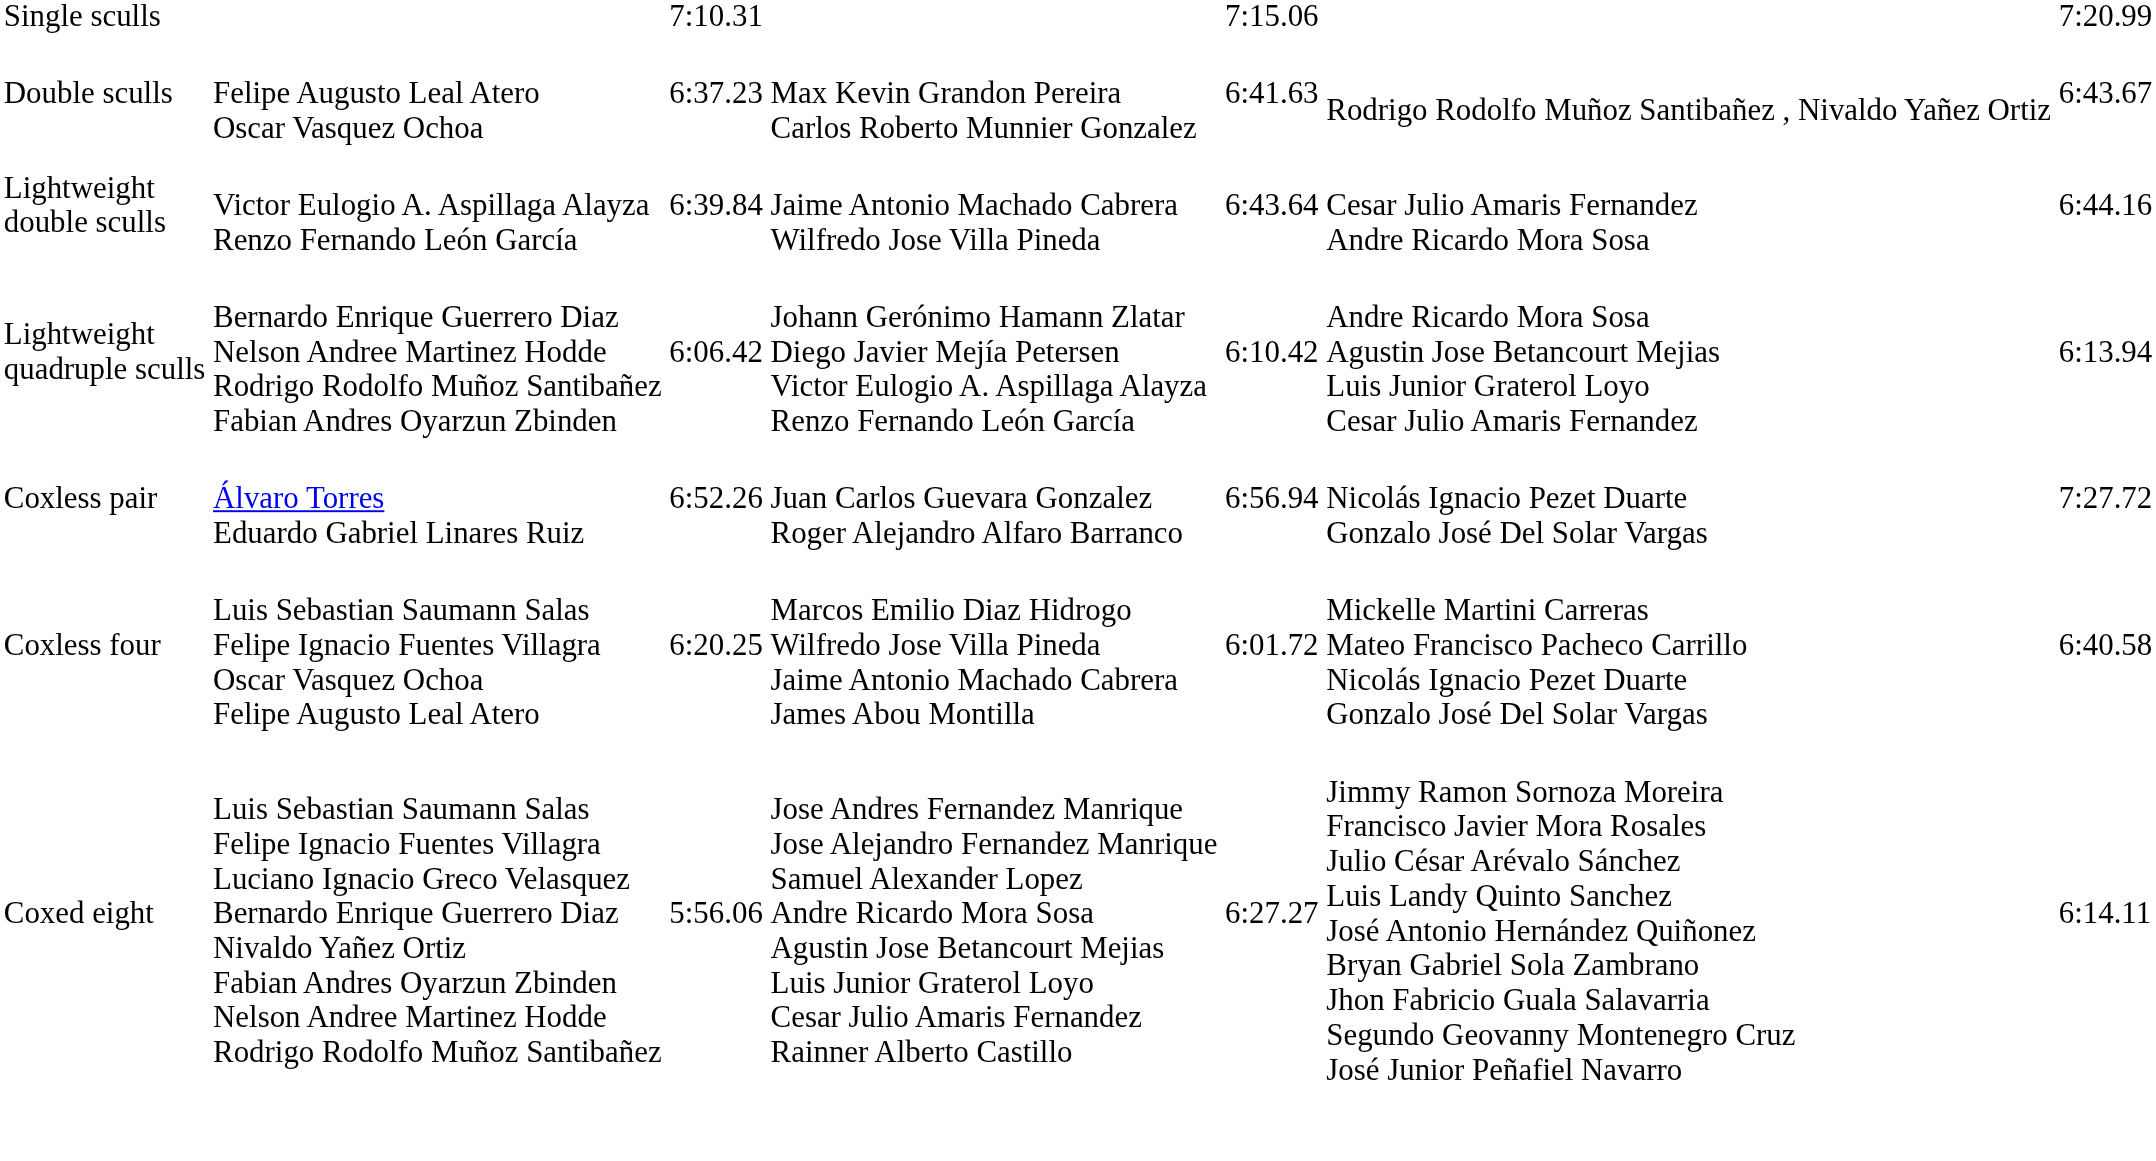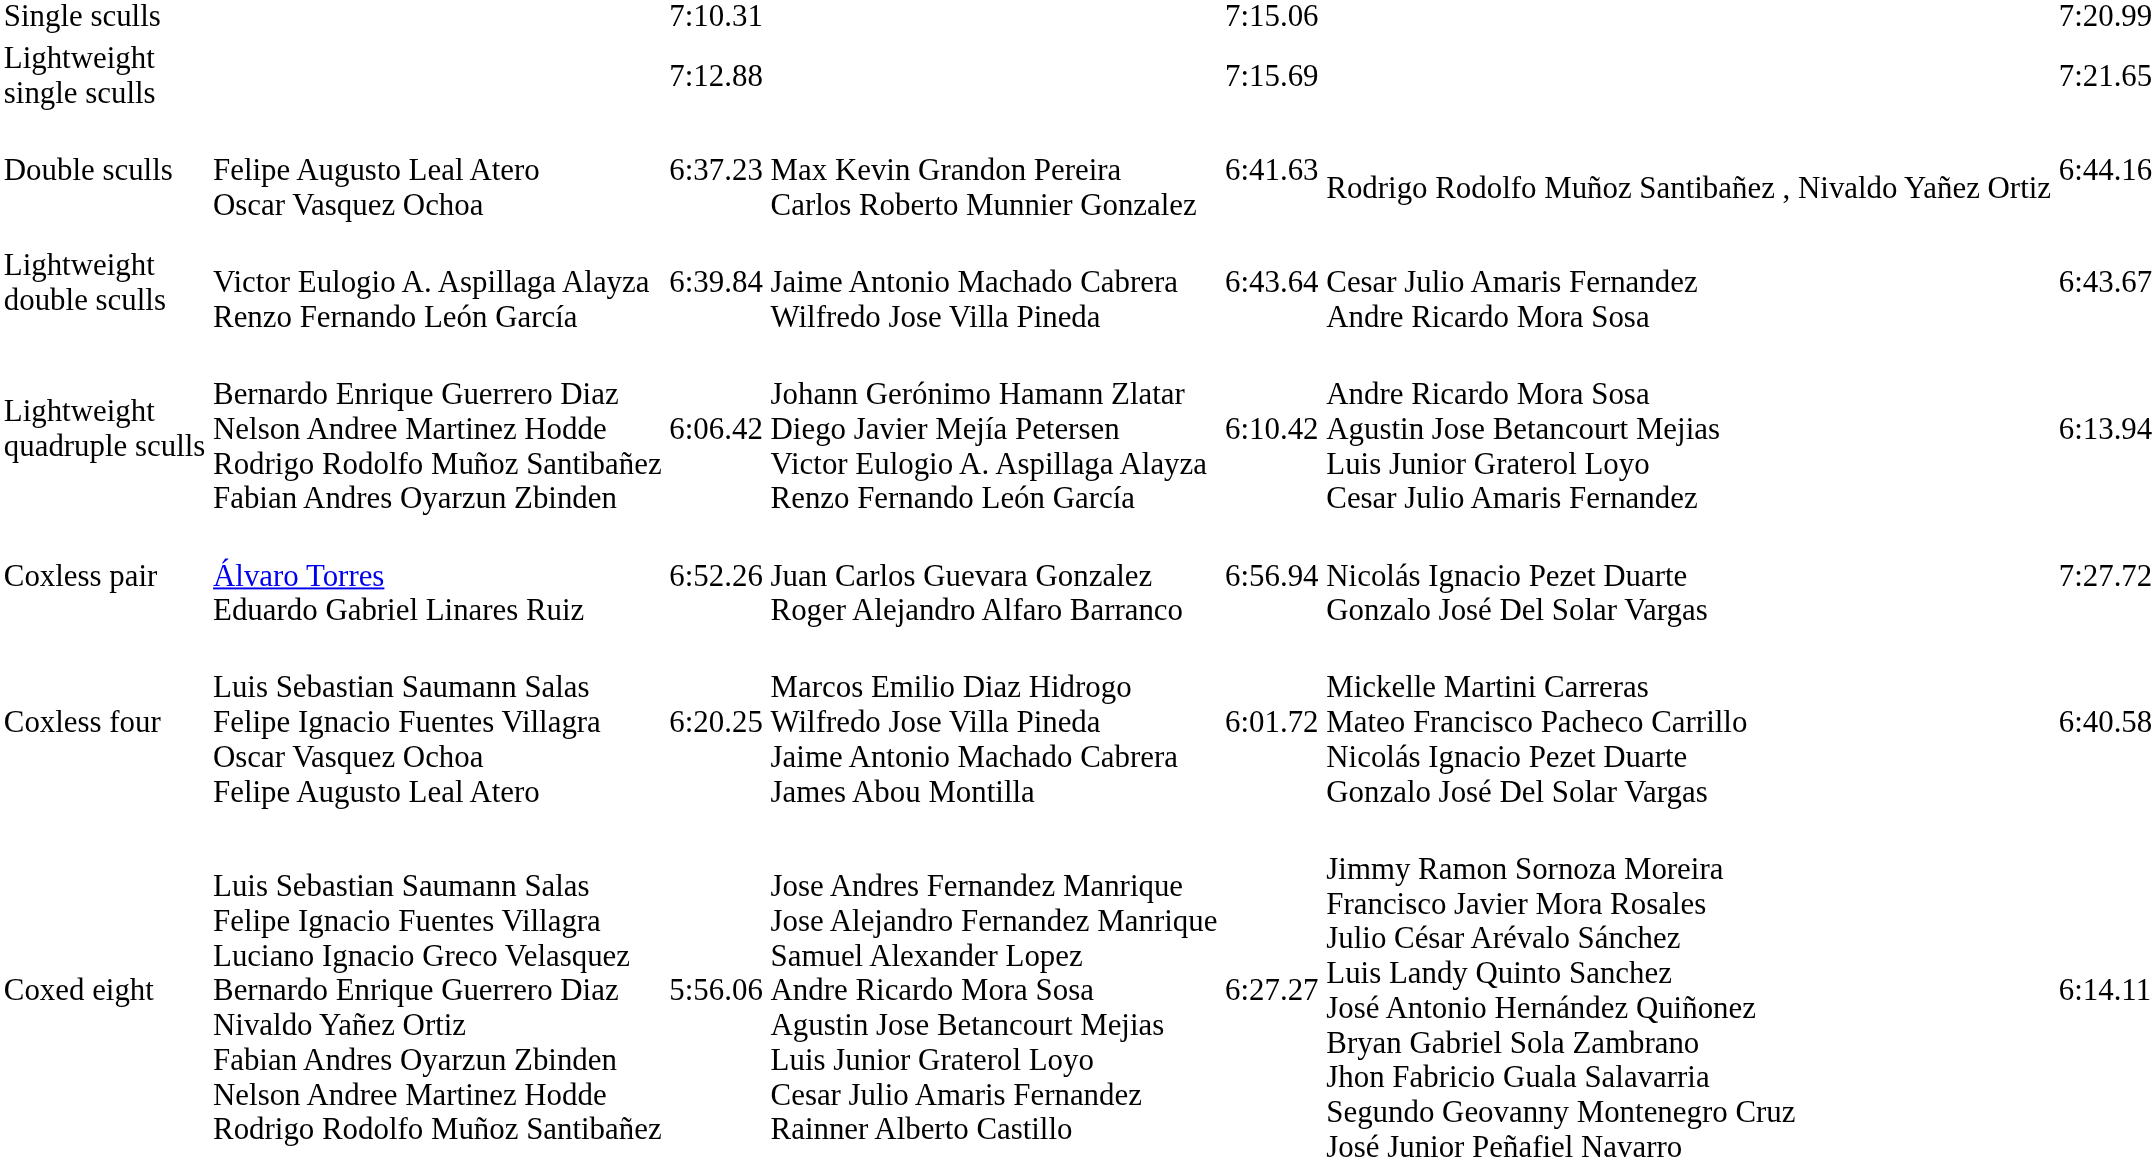+ row: (80, 75)
(2105, 92) 6:43.67 -> (2105, 170) 6:44.16
(2105, 204) 6:44.16 -> (2105, 282) 6:43.67
